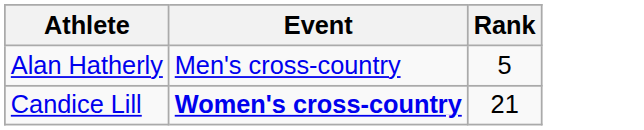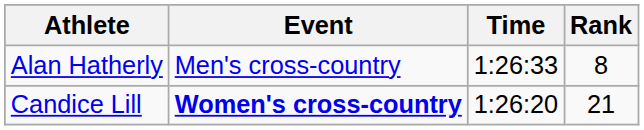+ column: (516, 25)
(505, 65) 5 -> (601, 65) 8
